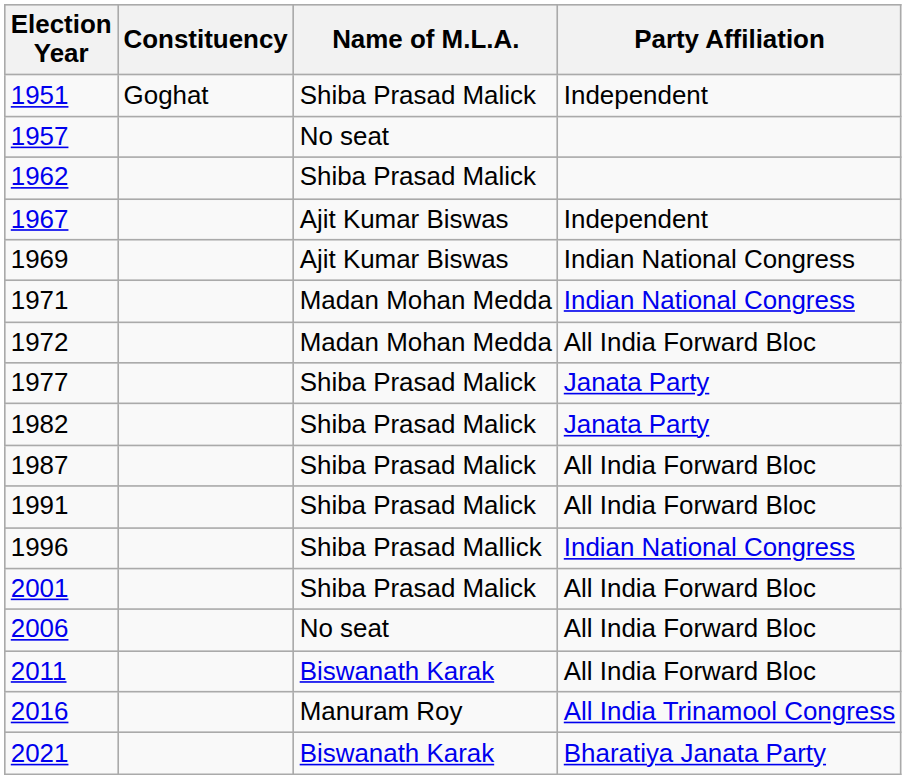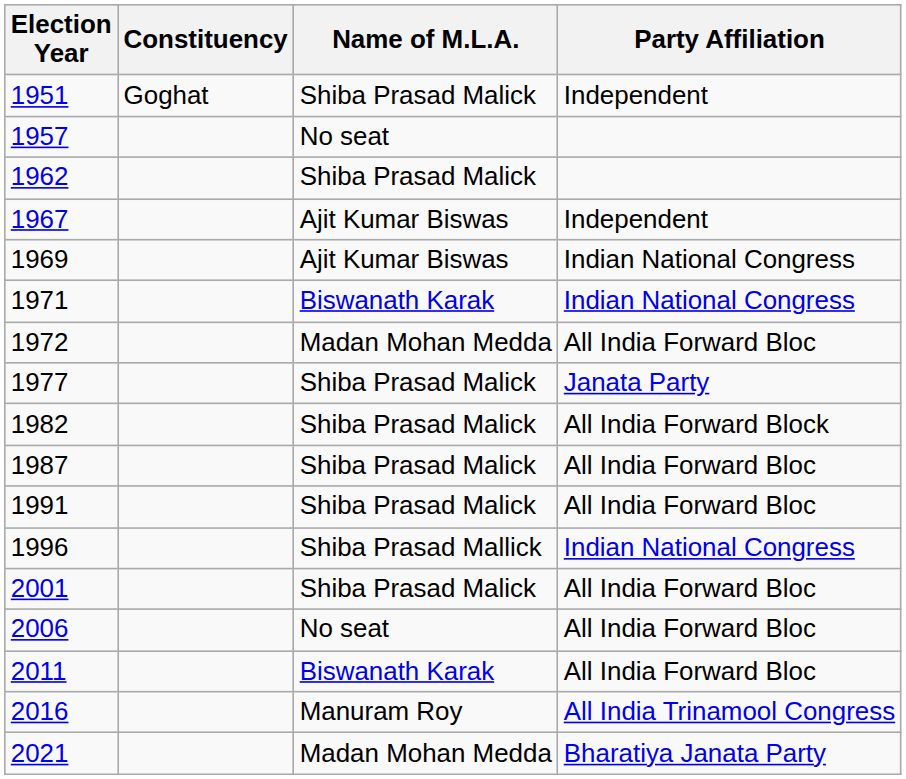(426, 300) Madan Mohan Medda -> (397, 300) Biswanath Karak
(637, 424) Janata Party -> (696, 424) All India Forward Block
(397, 753) Biswanath Karak -> (426, 753) Madan Mohan Medda
